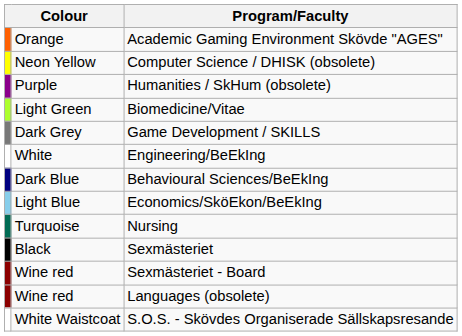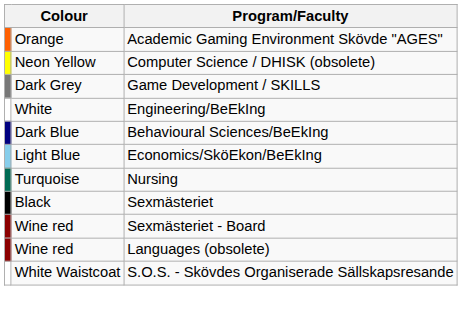- row: (229, 86)
- row: (186, 109)
